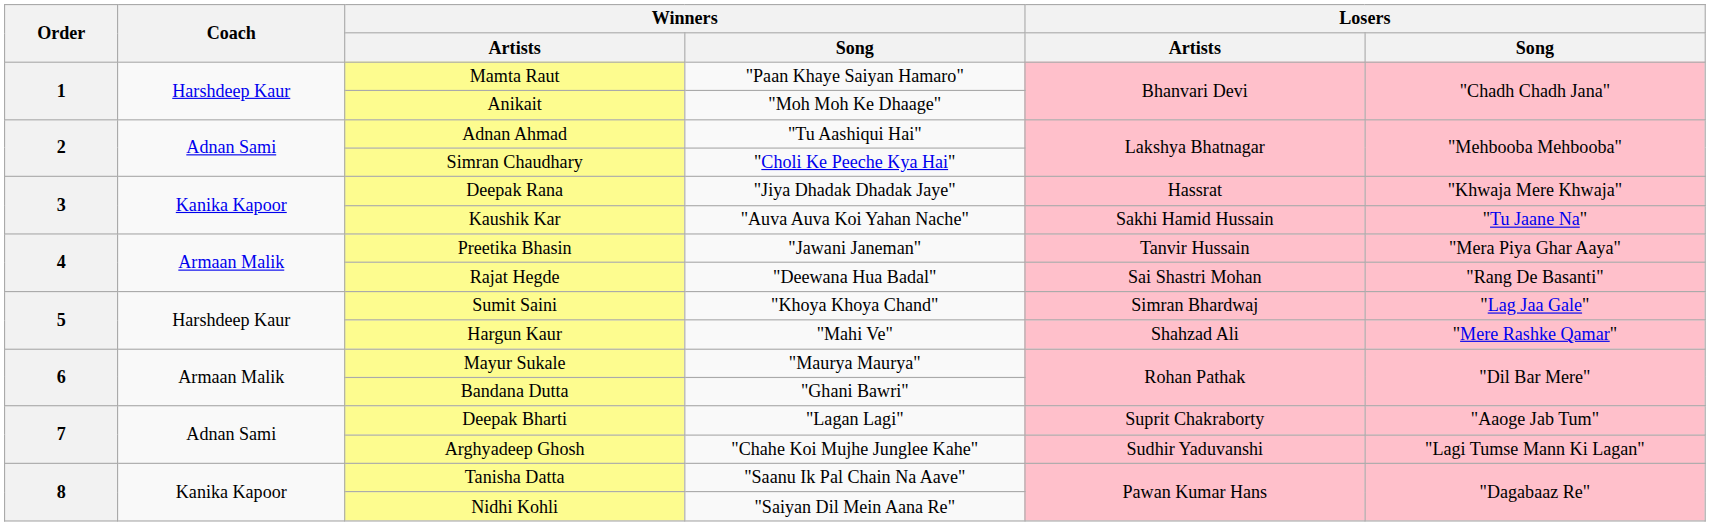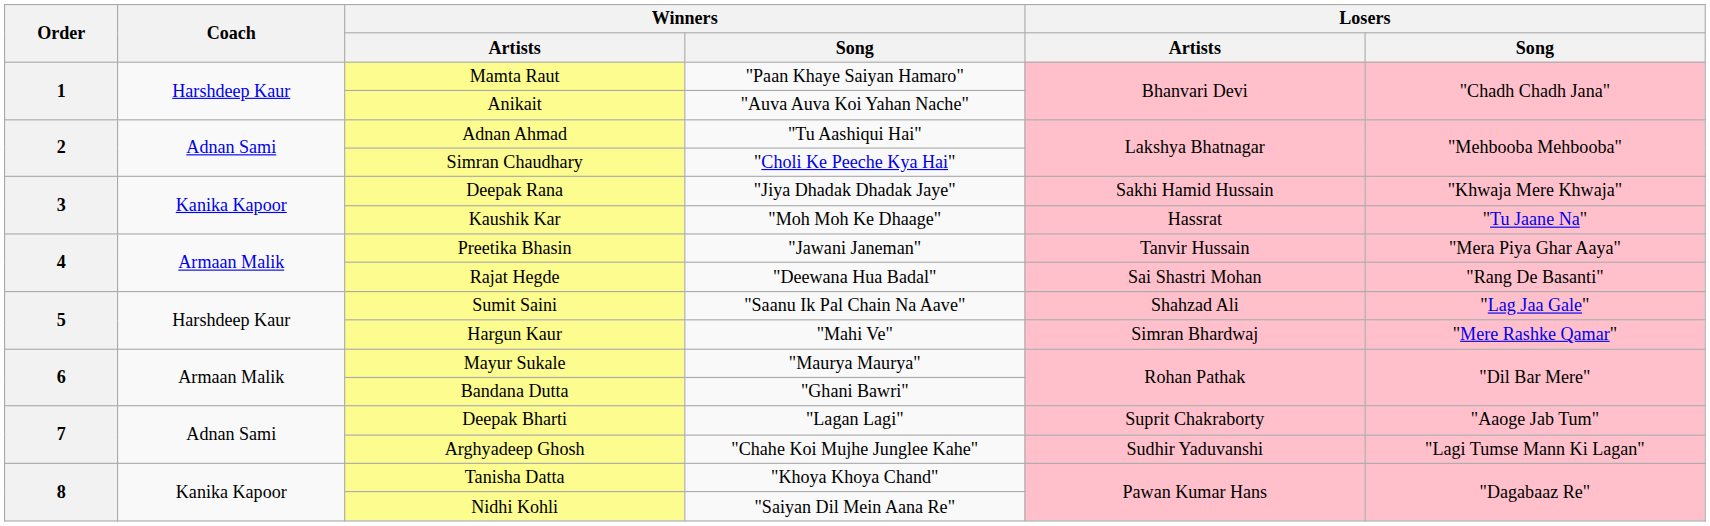(855, 104) "Moh Moh Ke Dhaage" -> (855, 104) "Auva Auva Koi Yahan Nache"
(1195, 190) Hassrat -> (1195, 190) Sakhi Hamid Hussain
(855, 219) "Auva Auva Koi Yahan Nache" -> (855, 219) "Moh Moh Ke Dhaage"
(1195, 219) Sakhi Hamid Hussain -> (1195, 219) Hassrat
(855, 305) "Khoya Khoya Chand" -> (855, 305) "Saanu Ik Pal Chain Na Aave"
(1195, 305) Simran Bhardwaj -> (1195, 305) Shahzad Ali
(1195, 334) Shahzad Ali -> (1195, 334) Simran Bhardwaj
(855, 477) "Saanu Ik Pal Chain Na Aave" -> (855, 477) "Khoya Khoya Chand"
